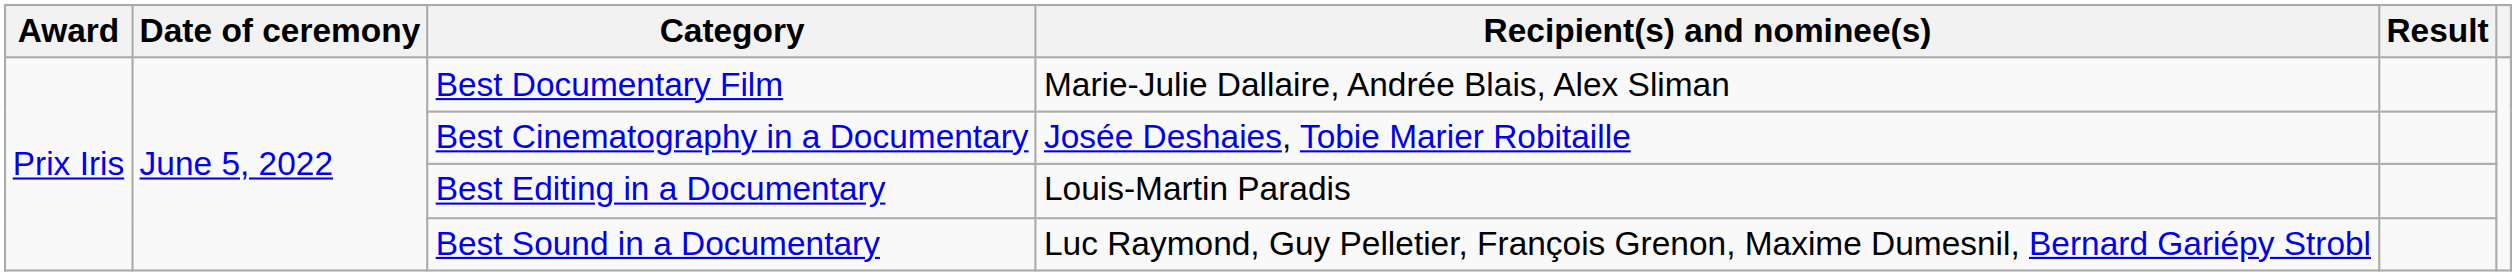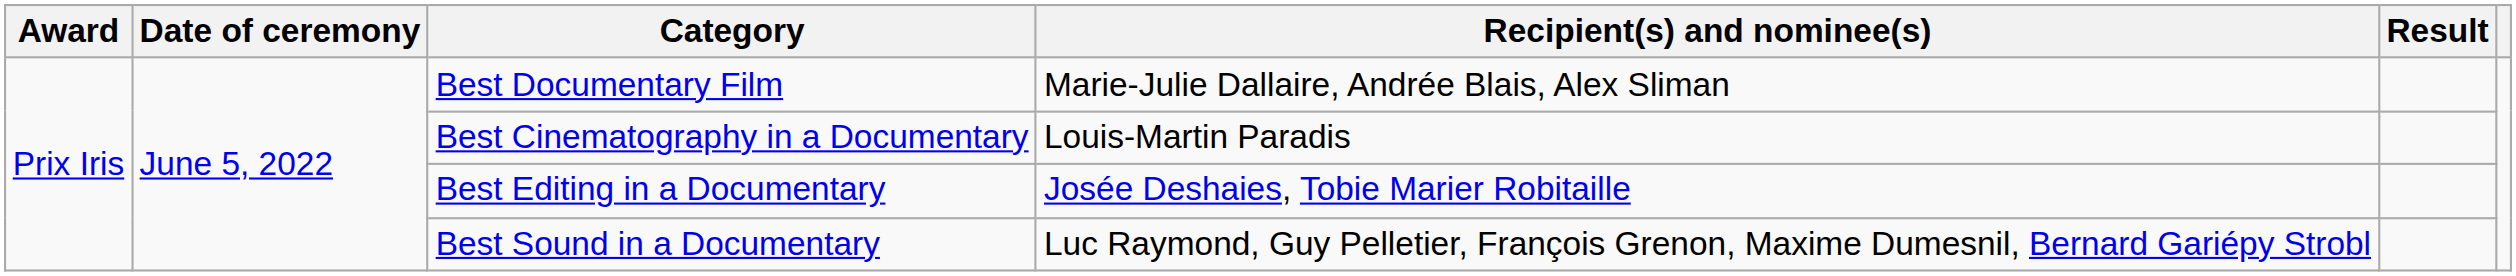(1337, 137) Josée Deshaies, Tobie Marier Robitaille -> (1197, 137) Louis-Martin Paradis
(1197, 190) Louis-Martin Paradis -> (1337, 190) Josée Deshaies, Tobie Marier Robitaille
